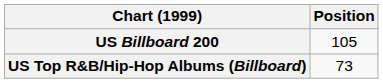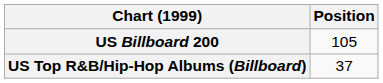(344, 66) 73 -> (344, 66) 37
